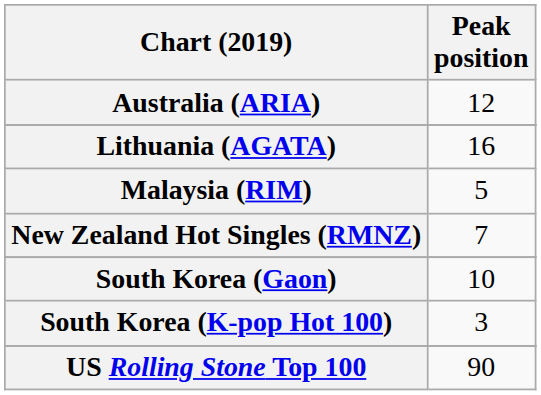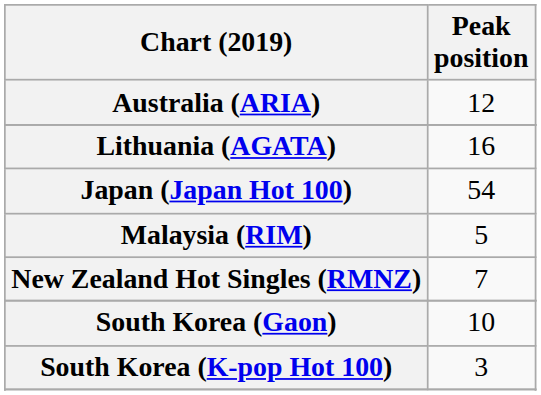+ row: (216, 190)
- row: (216, 366)
